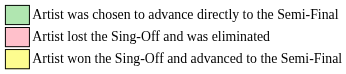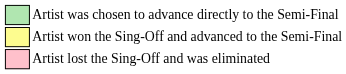rows swapped: (187, 59) <-> (151, 37)
